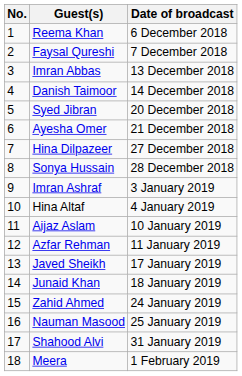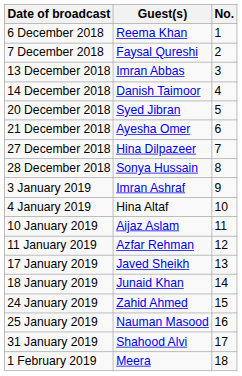columns swapped: (17, 14) <-> (182, 14)
